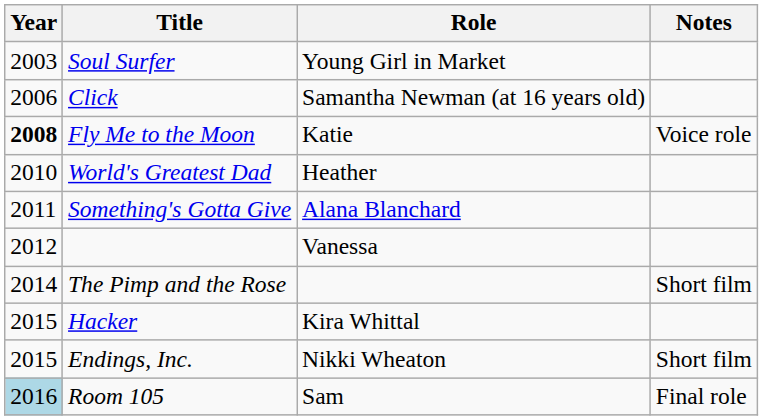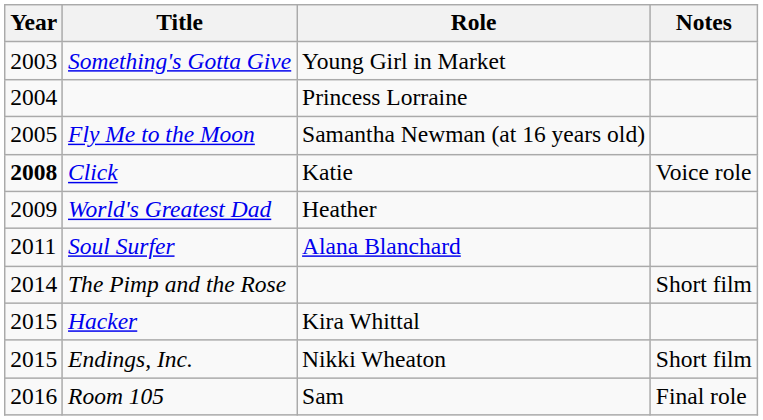(121, 60) Soul Surfer -> (180, 60) Something's Gotta Give
+ row: (385, 97)
(34, 97) 2006 -> (34, 135) 2005
(93, 97) Click -> (161, 135) Fly Me to the Moon
(161, 135) Fly Me to the Moon -> (93, 172) Click
(34, 172) 2010 -> (34, 209) 2009
(180, 209) Something's Gotta Give -> (121, 246) Soul Surfer
- row: (340, 246)
(34, 396) lightblue background -> (34, 396) no background
